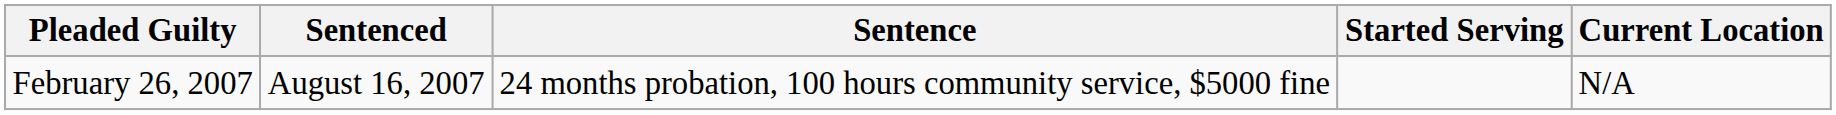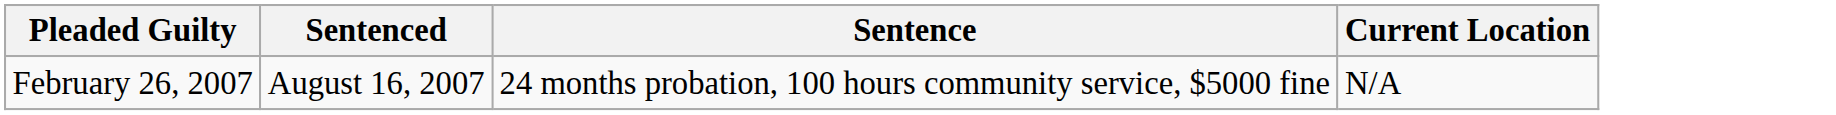- column: (1454, 30)
